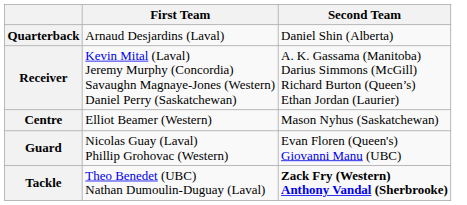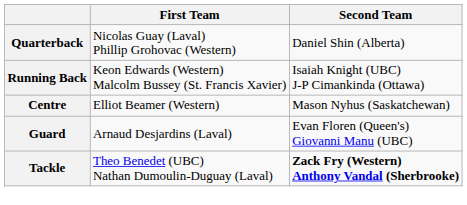(155, 35) Arnaud Desjardins (Laval) -> (164, 42) Nicolas Guay (Laval) Phillip Grohovac (Western)
+ row: (47, 77)
- row: (43, 77)
(157, 148) Nicolas Guay (Laval) Phillip Grohovac (Western) -> (162, 133) Arnaud Desjardins (Laval)
